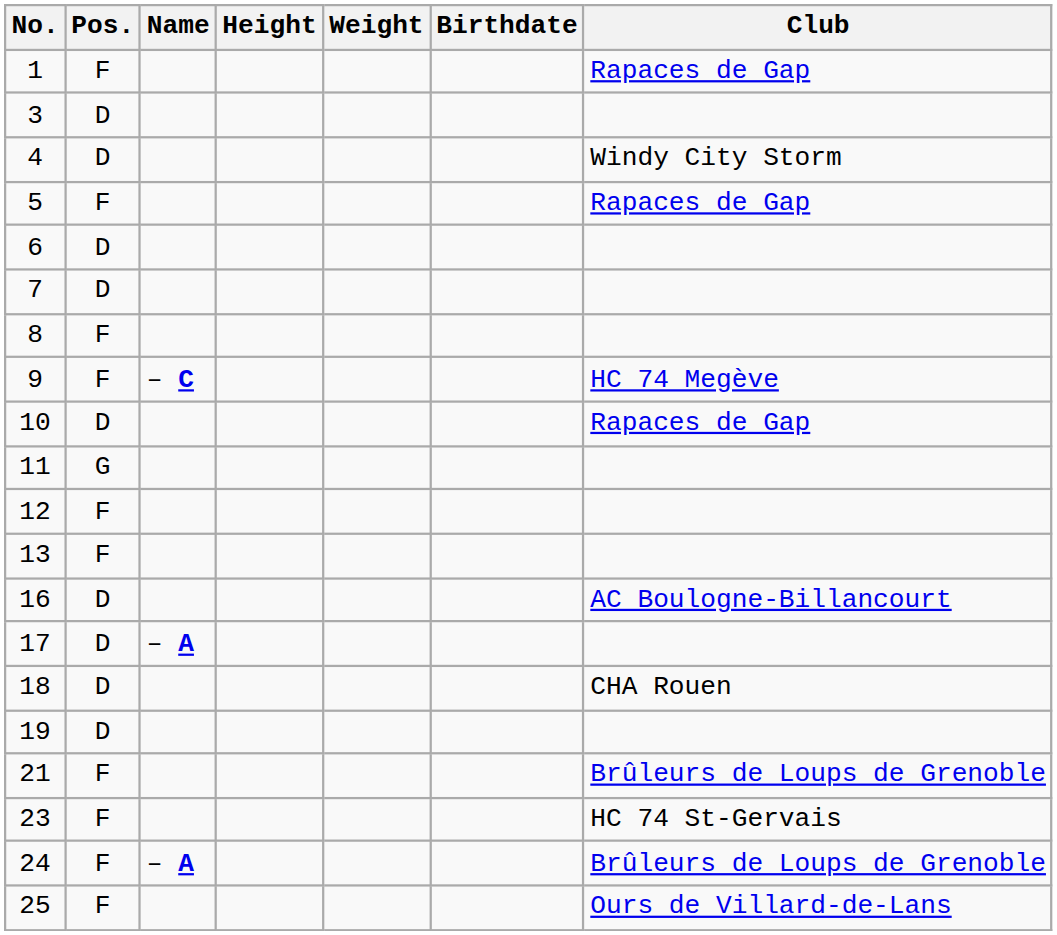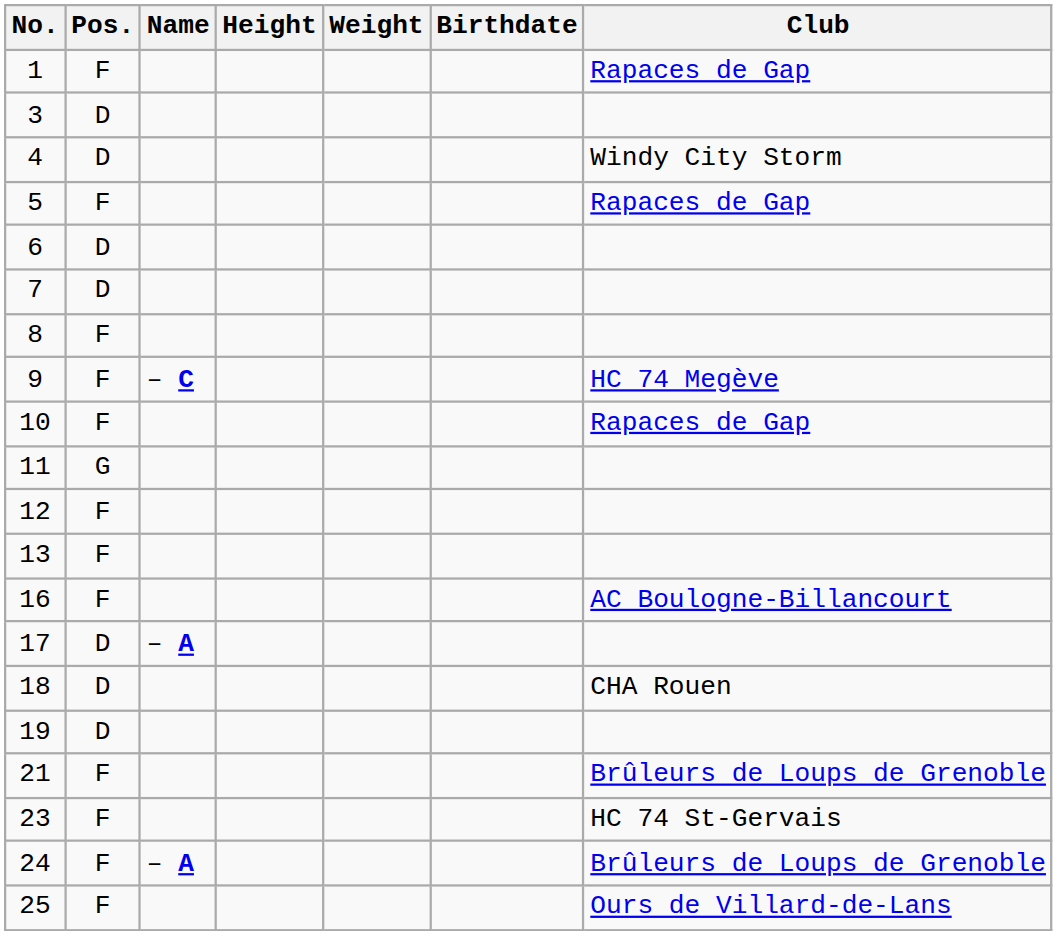(103, 423) D -> (103, 423) F
(103, 599) D -> (103, 599) F
